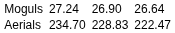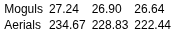(67, 25) 234.70 -> (67, 25) 234.67
(153, 25) 222.47 -> (153, 25) 222.44
